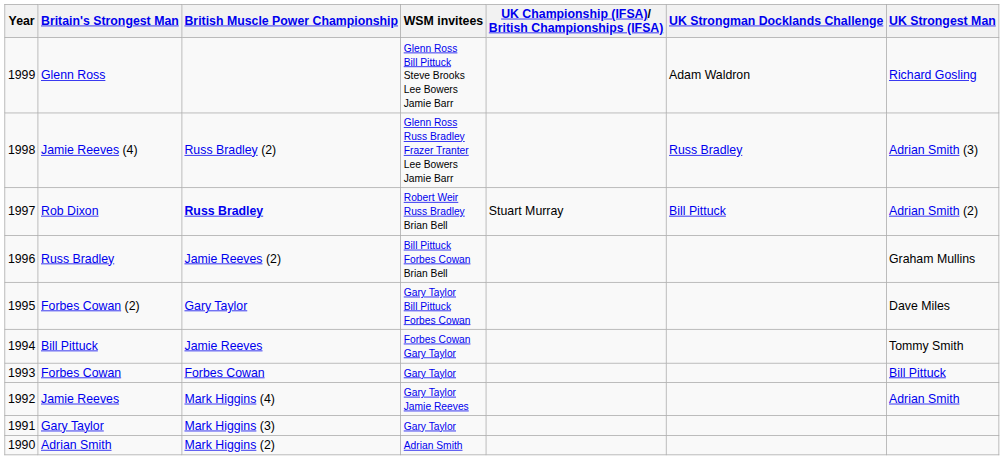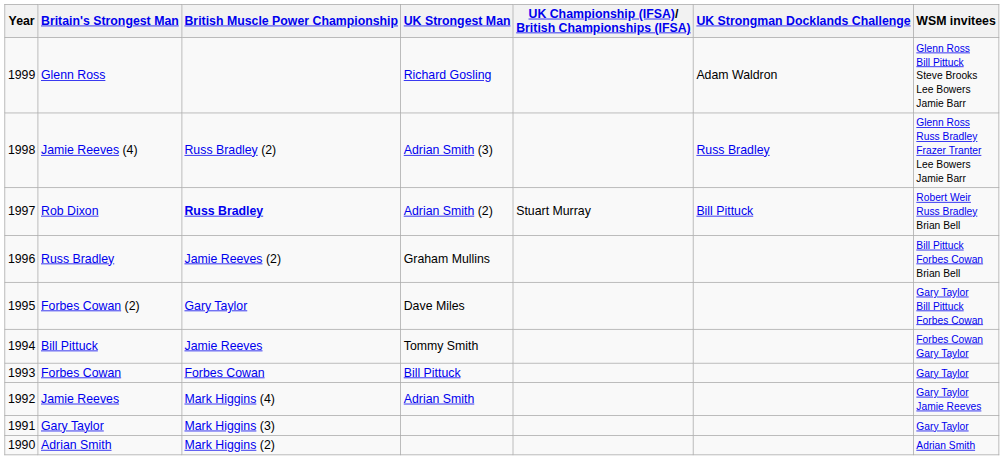columns swapped: (942, 21) <-> (443, 21)
